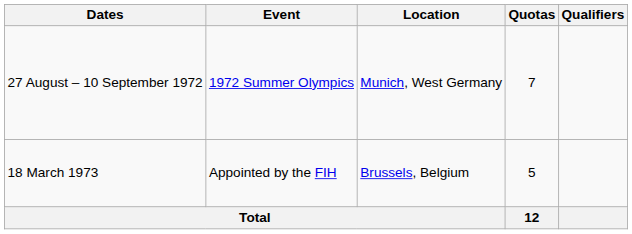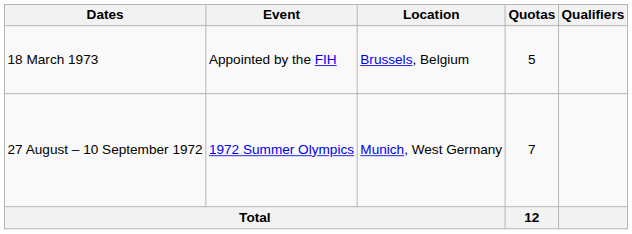rows swapped: (105, 82) <-> (53, 173)
